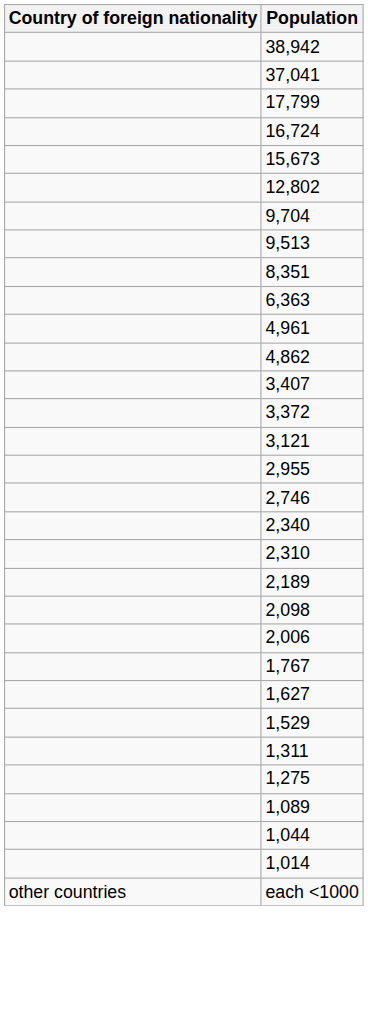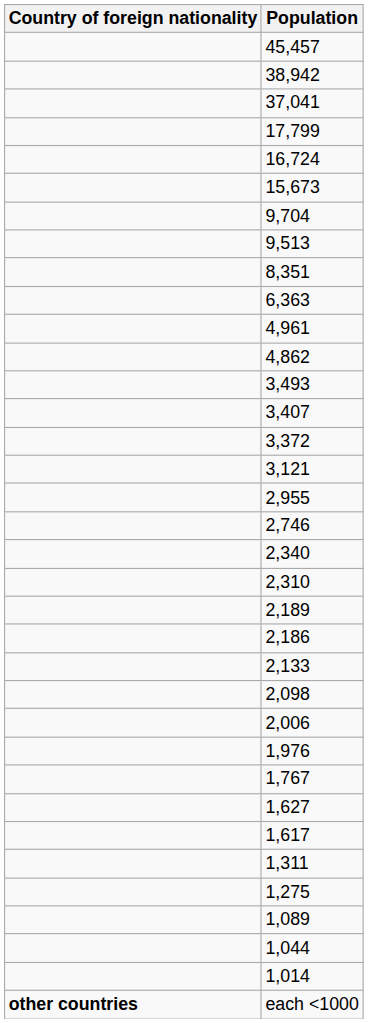+ row: (293, 46)
- row: (293, 187)
+ row: (288, 384)
+ row: (288, 638)
+ row: (288, 666)
+ row: (288, 750)
+ row: (288, 835)
- row: (288, 722)
(67, 891) normal -> (73, 1004) bold
